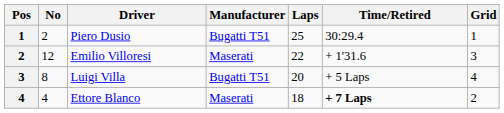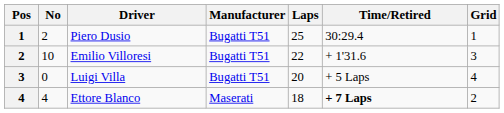(48, 56) 12 -> (48, 56) 10
(231, 56) Maserati -> (239, 56) Bugatti T51
(45, 77) 8 -> (45, 77) 0
